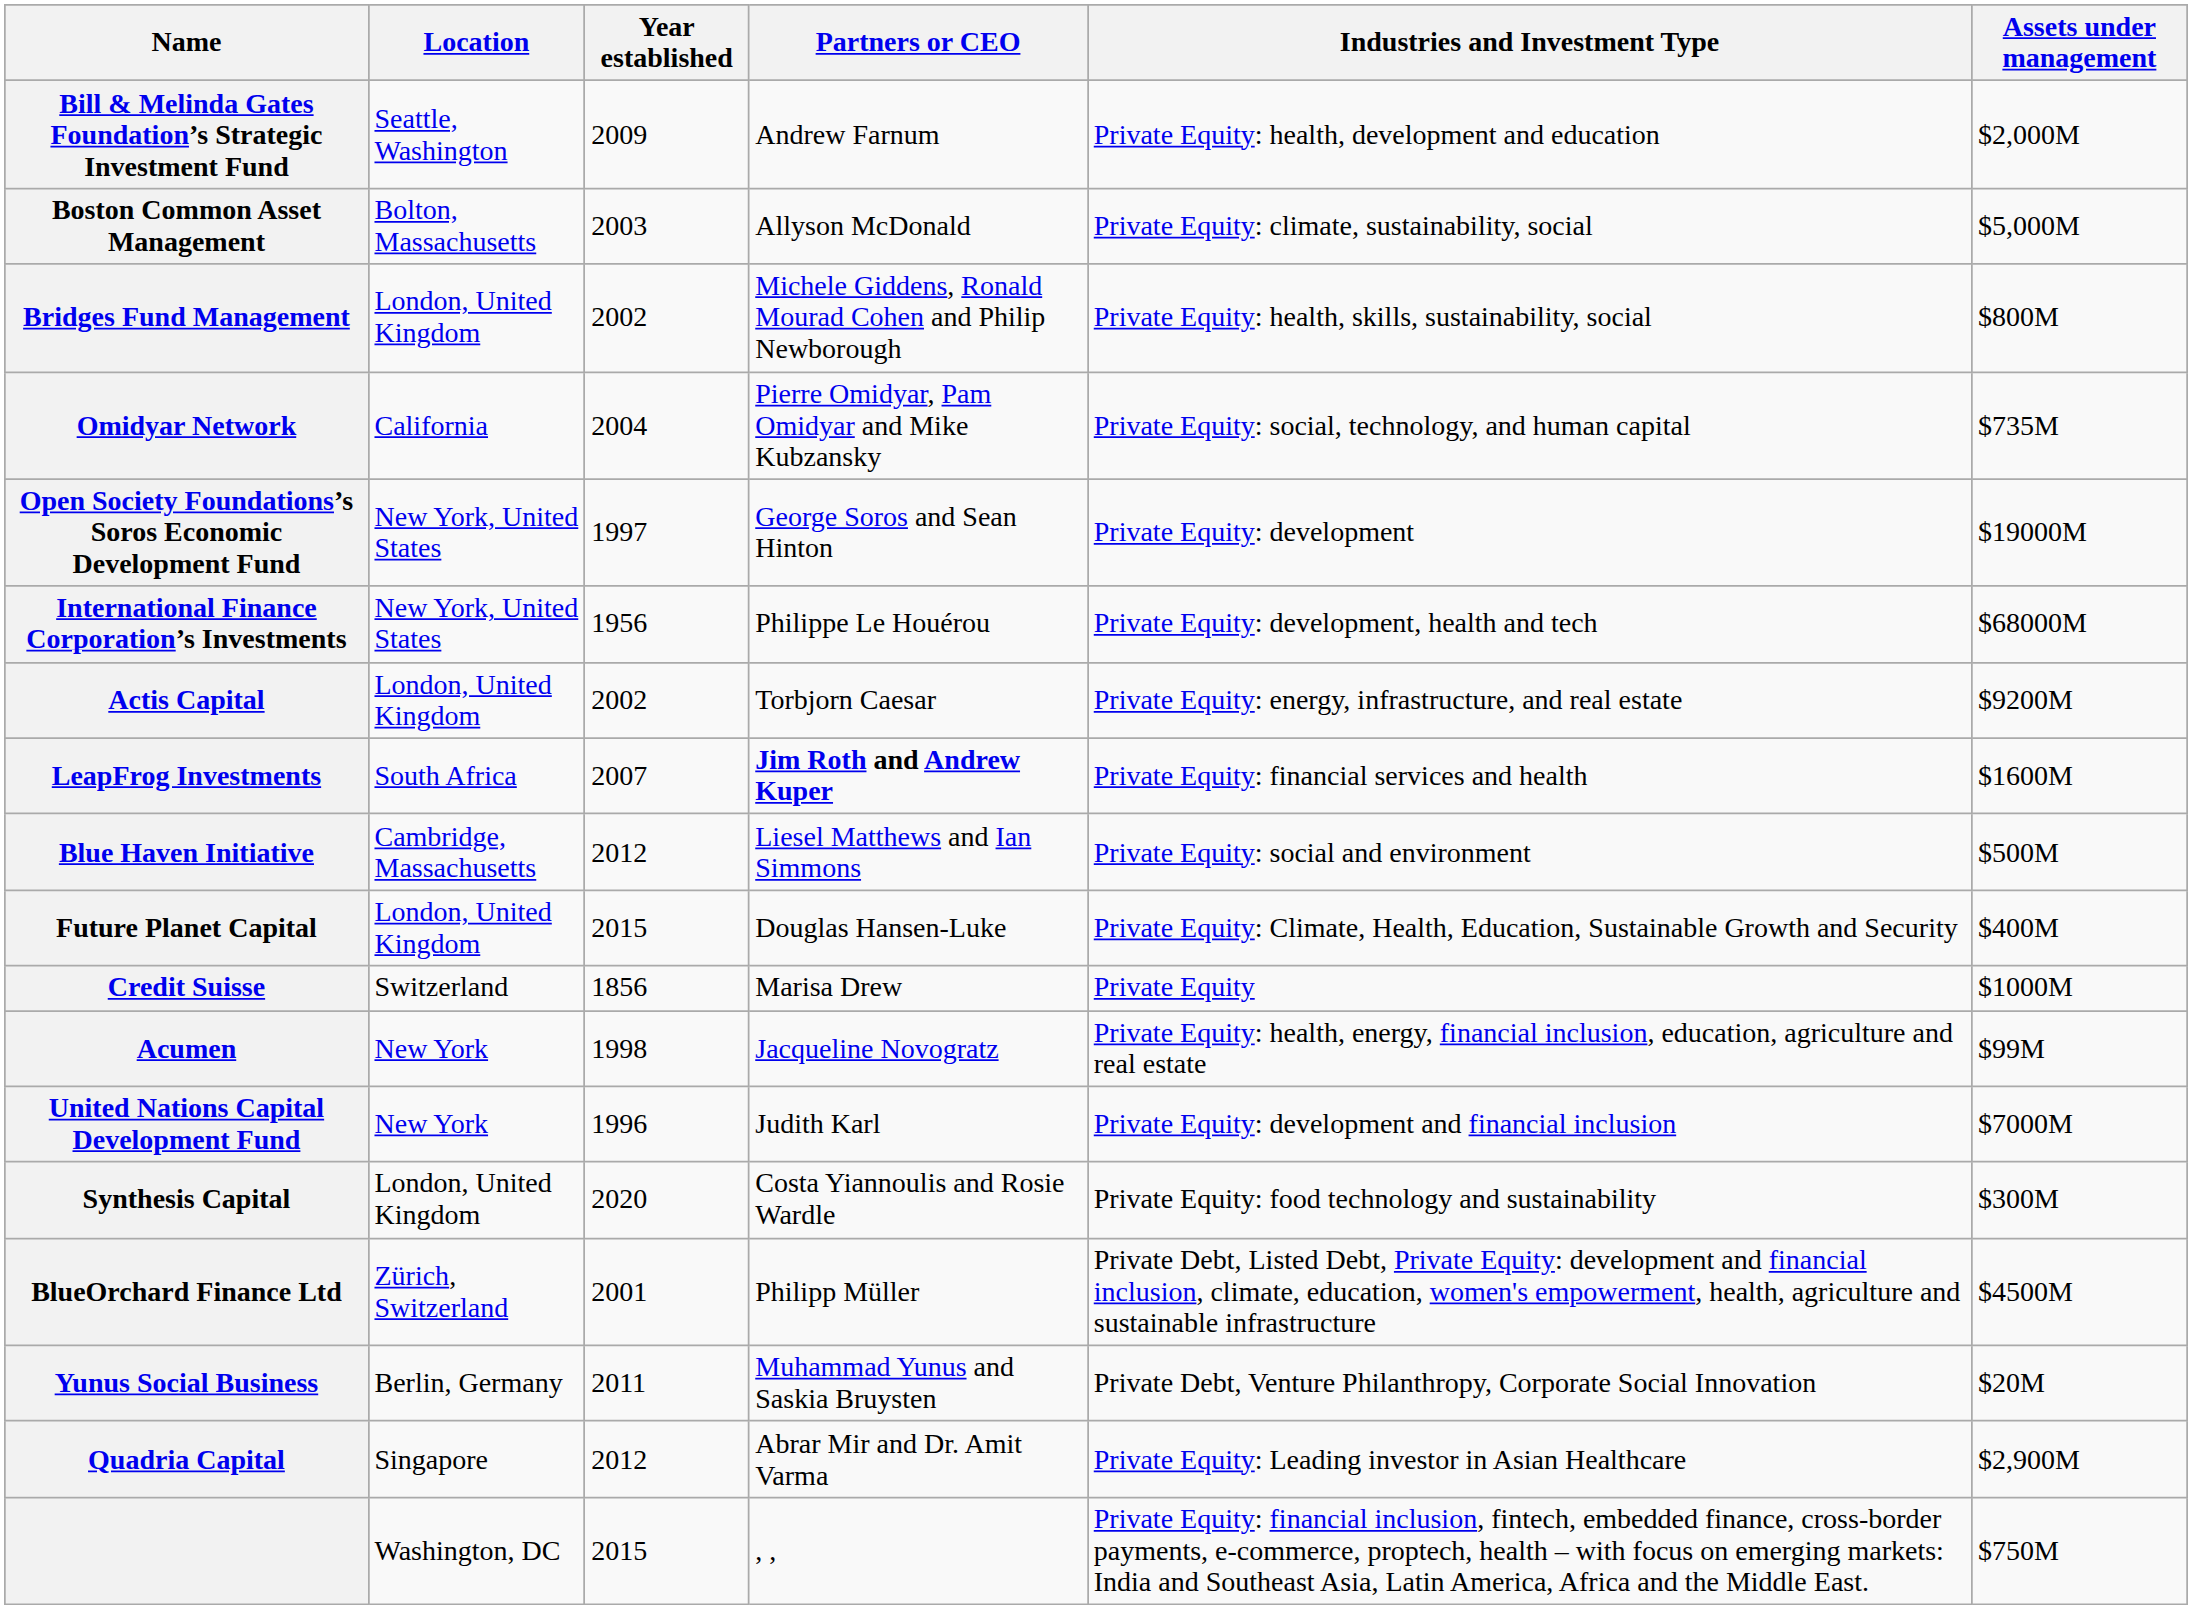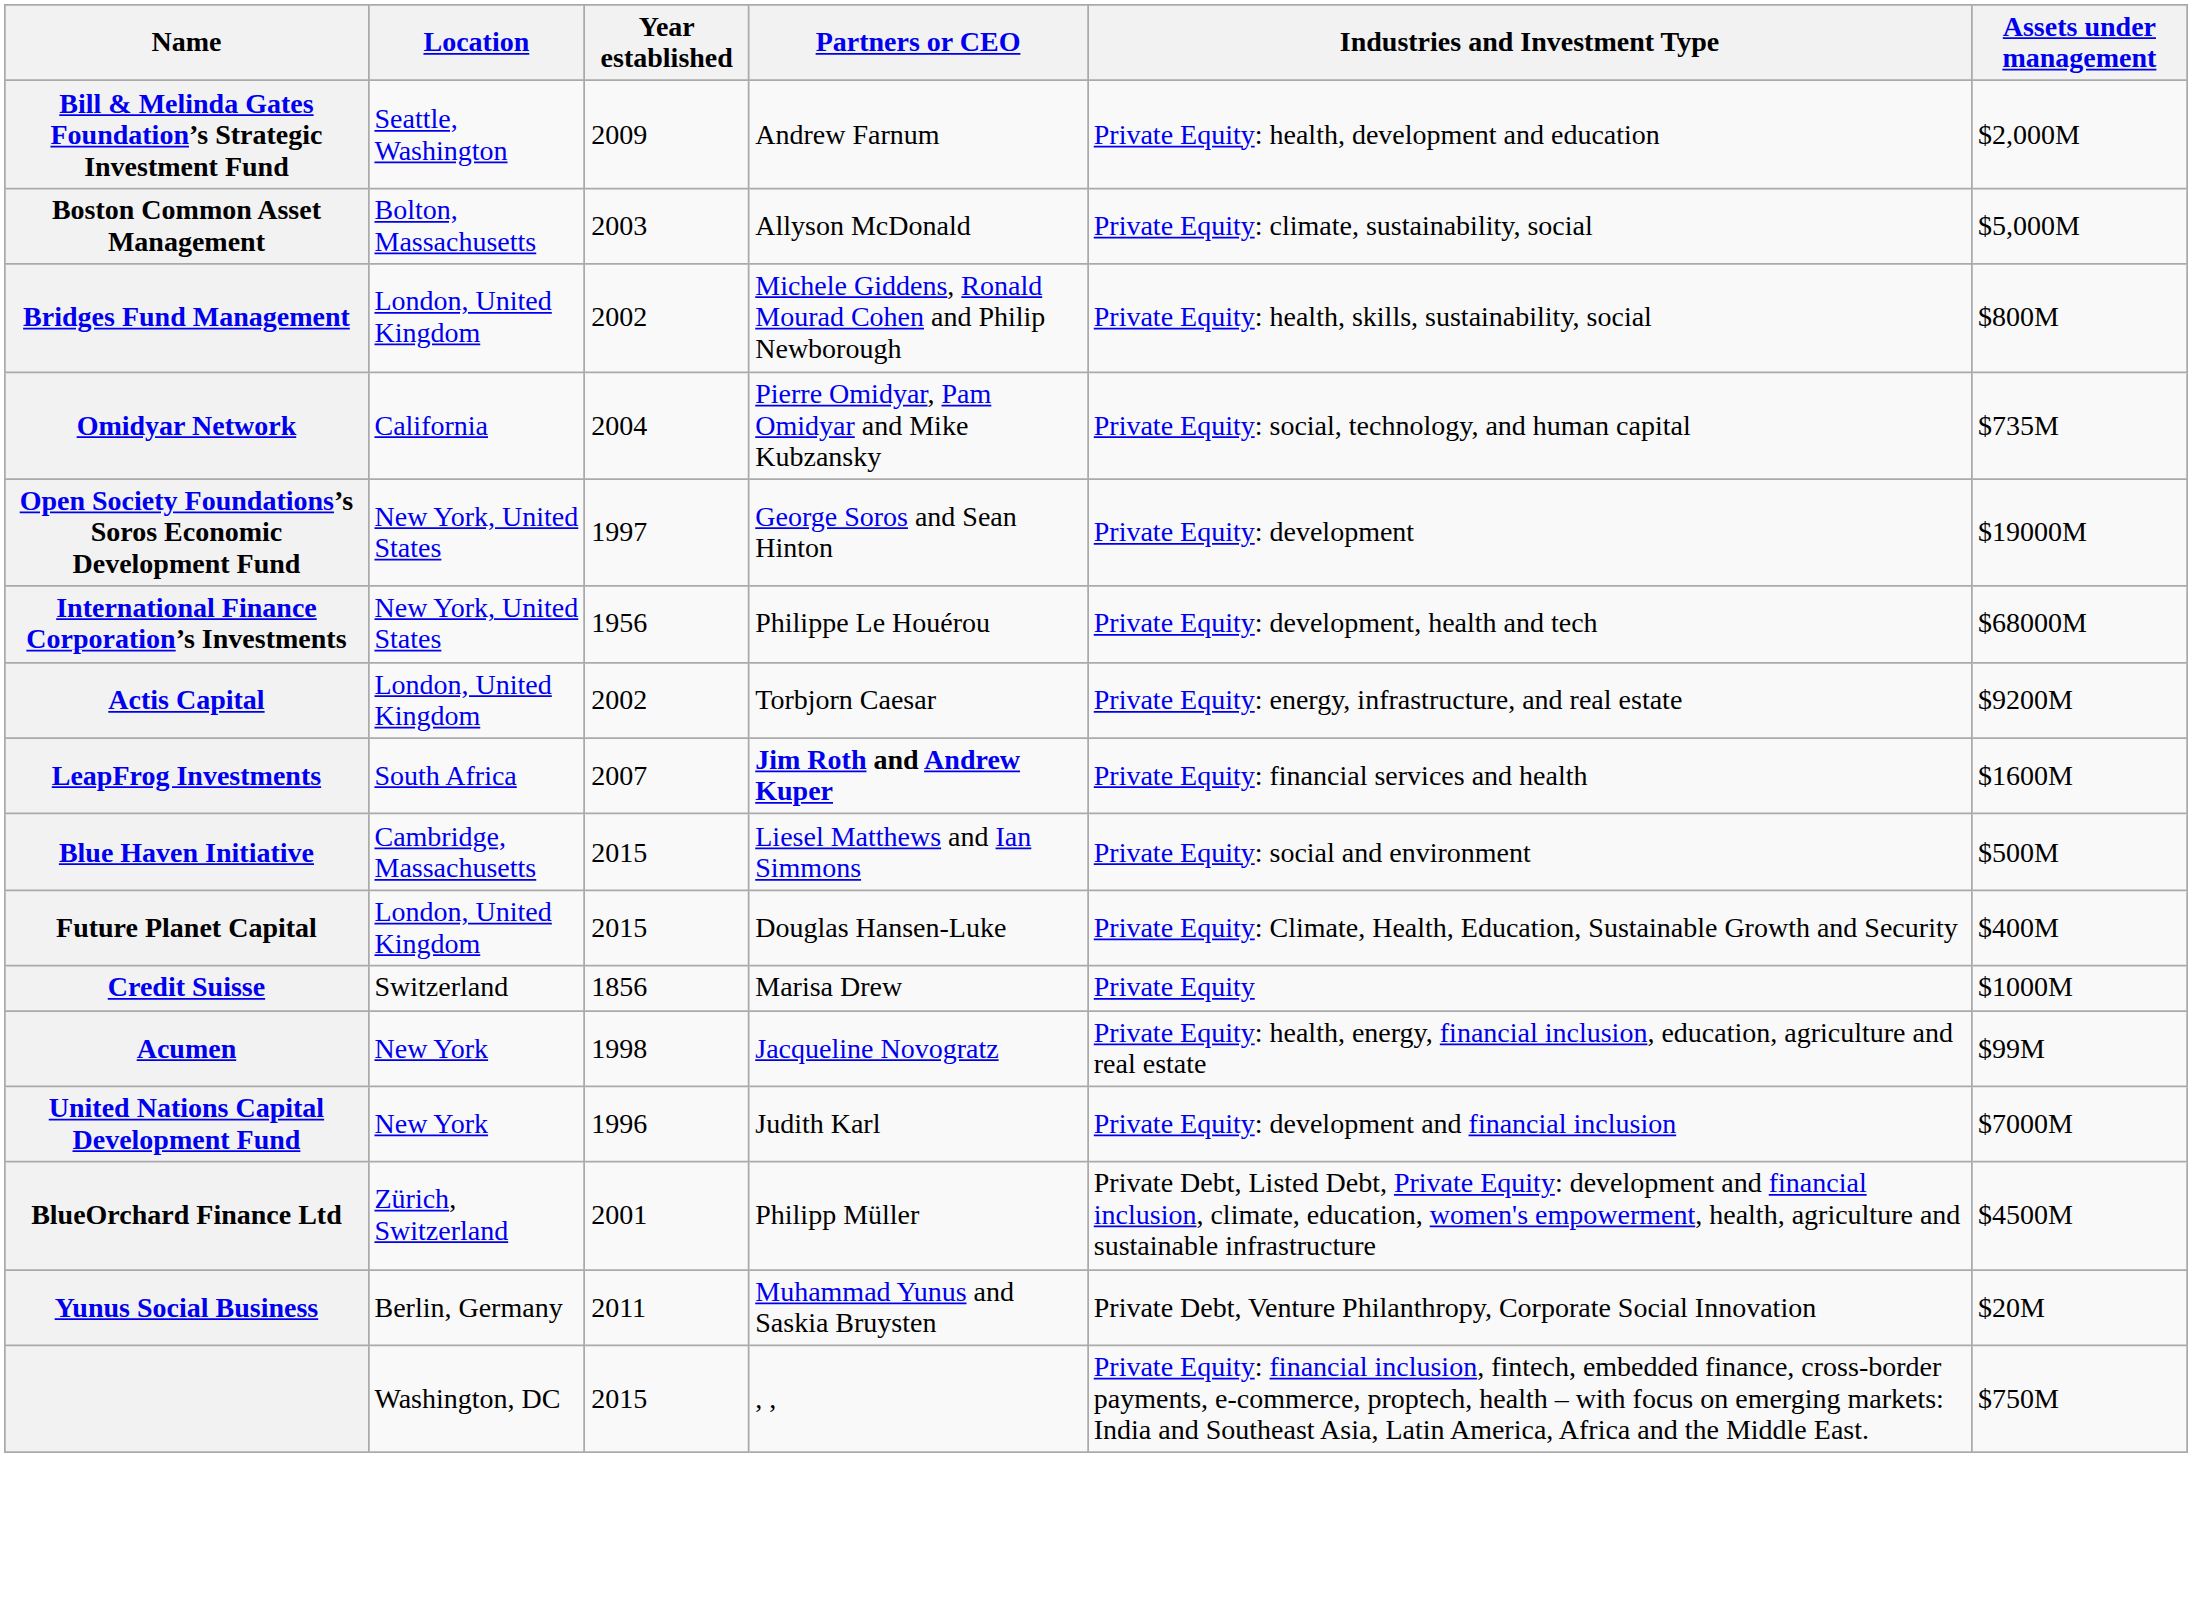(619, 851) 2012 -> (619, 851) 2015
- row: (186, 1199)
- row: (186, 1458)
